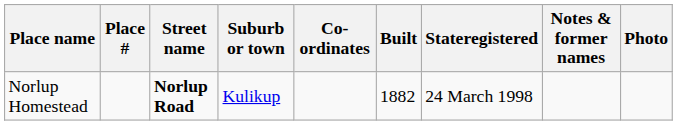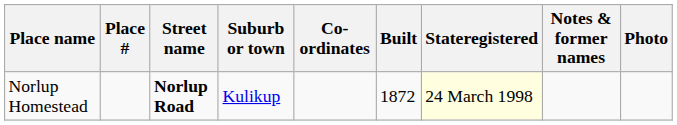(398, 95) 1882 -> (398, 95) 1872
(479, 95) no background -> (479, 95) lightyellow background
